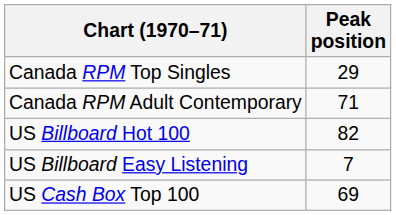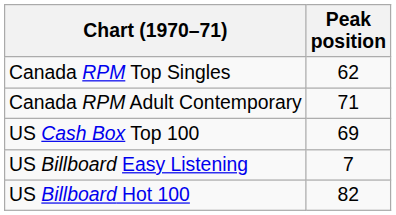(348, 72) 29 -> (348, 72) 62
rows swapped: (99, 133) <-> (104, 195)
